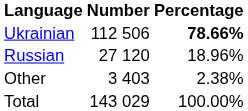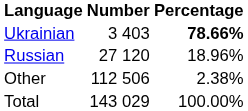(120, 33) 112 506 -> (129, 33) 3 403
(129, 79) 3 403 -> (120, 79) 112 506
